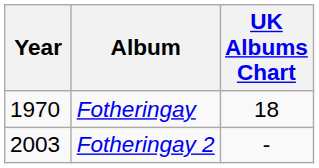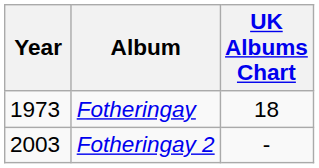(35, 108) 1970 -> (35, 108) 1973
